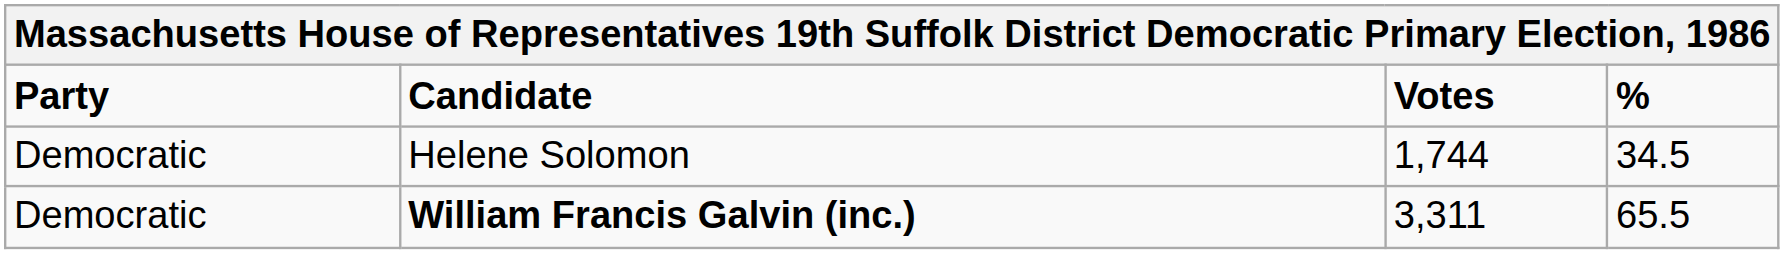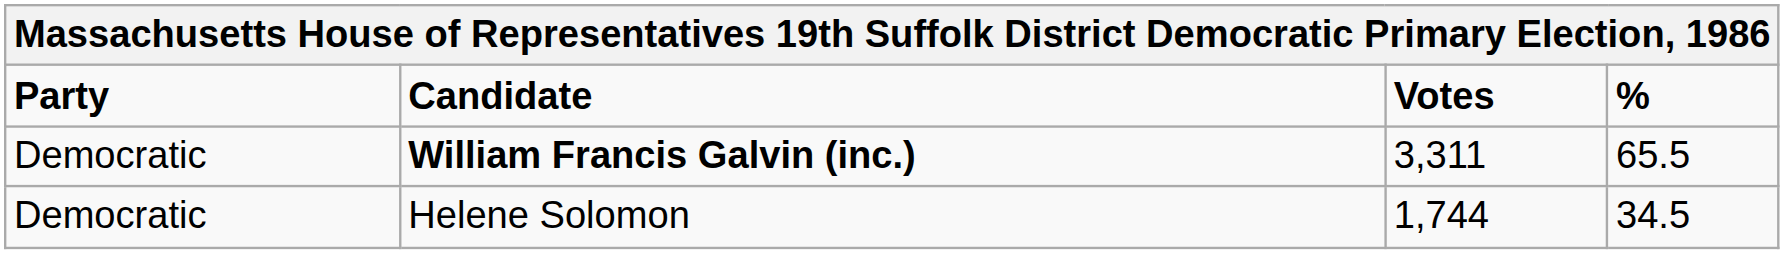rows swapped: (662, 215) <-> (549, 155)
